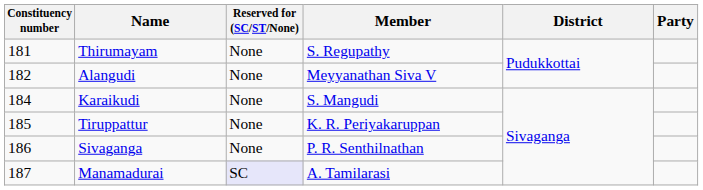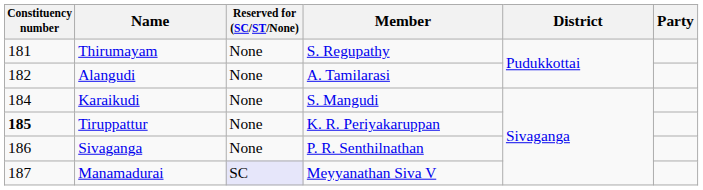(372, 75) Meyyanathan Siva V -> (348, 75) A. Tamilarasi
(20, 124) normal -> (20, 124) bold
(348, 172) A. Tamilarasi -> (372, 172) Meyyanathan Siva V
